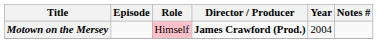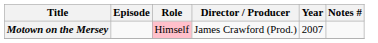(250, 30) bold -> (245, 30) normal
(321, 30) 2004 -> (312, 30) 2007
